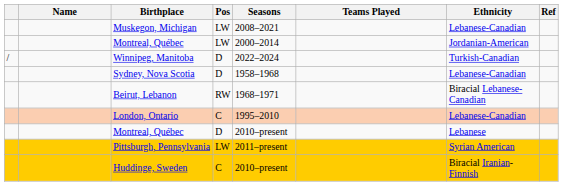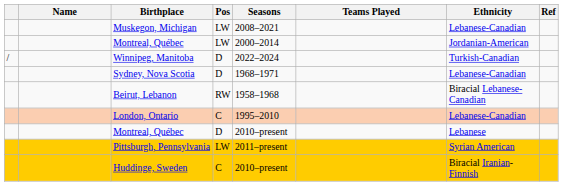(257, 74) 1958–1968 -> (257, 74) 1968–1971
(257, 95) 1968–1971 -> (257, 95) 1958–1968
